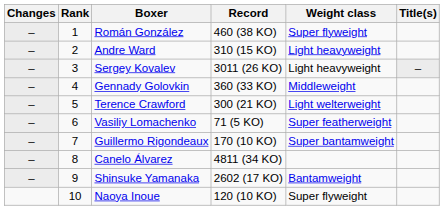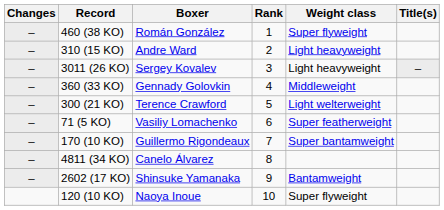columns swapped: (75, 13) <-> (248, 13)
